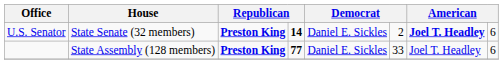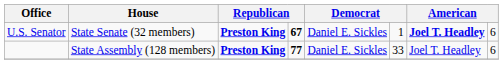(296, 31) 14 -> (296, 31) 67
(401, 31) 2 -> (401, 31) 1
